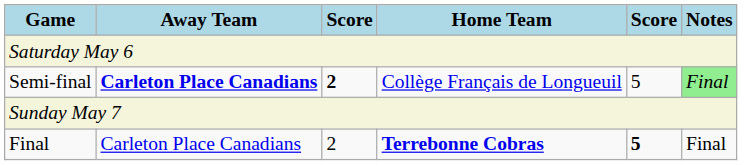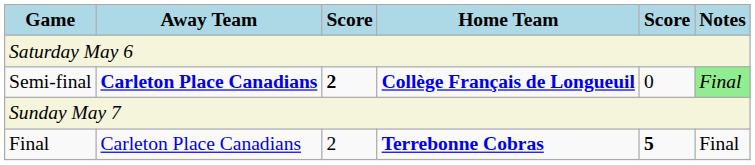(502, 81) normal -> (508, 81) bold
(636, 81) 5 -> (649, 81) 0
